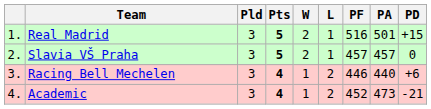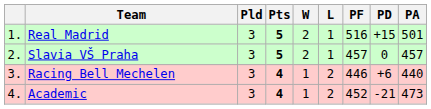columns swapped: (384, 14) <-> (412, 14)
